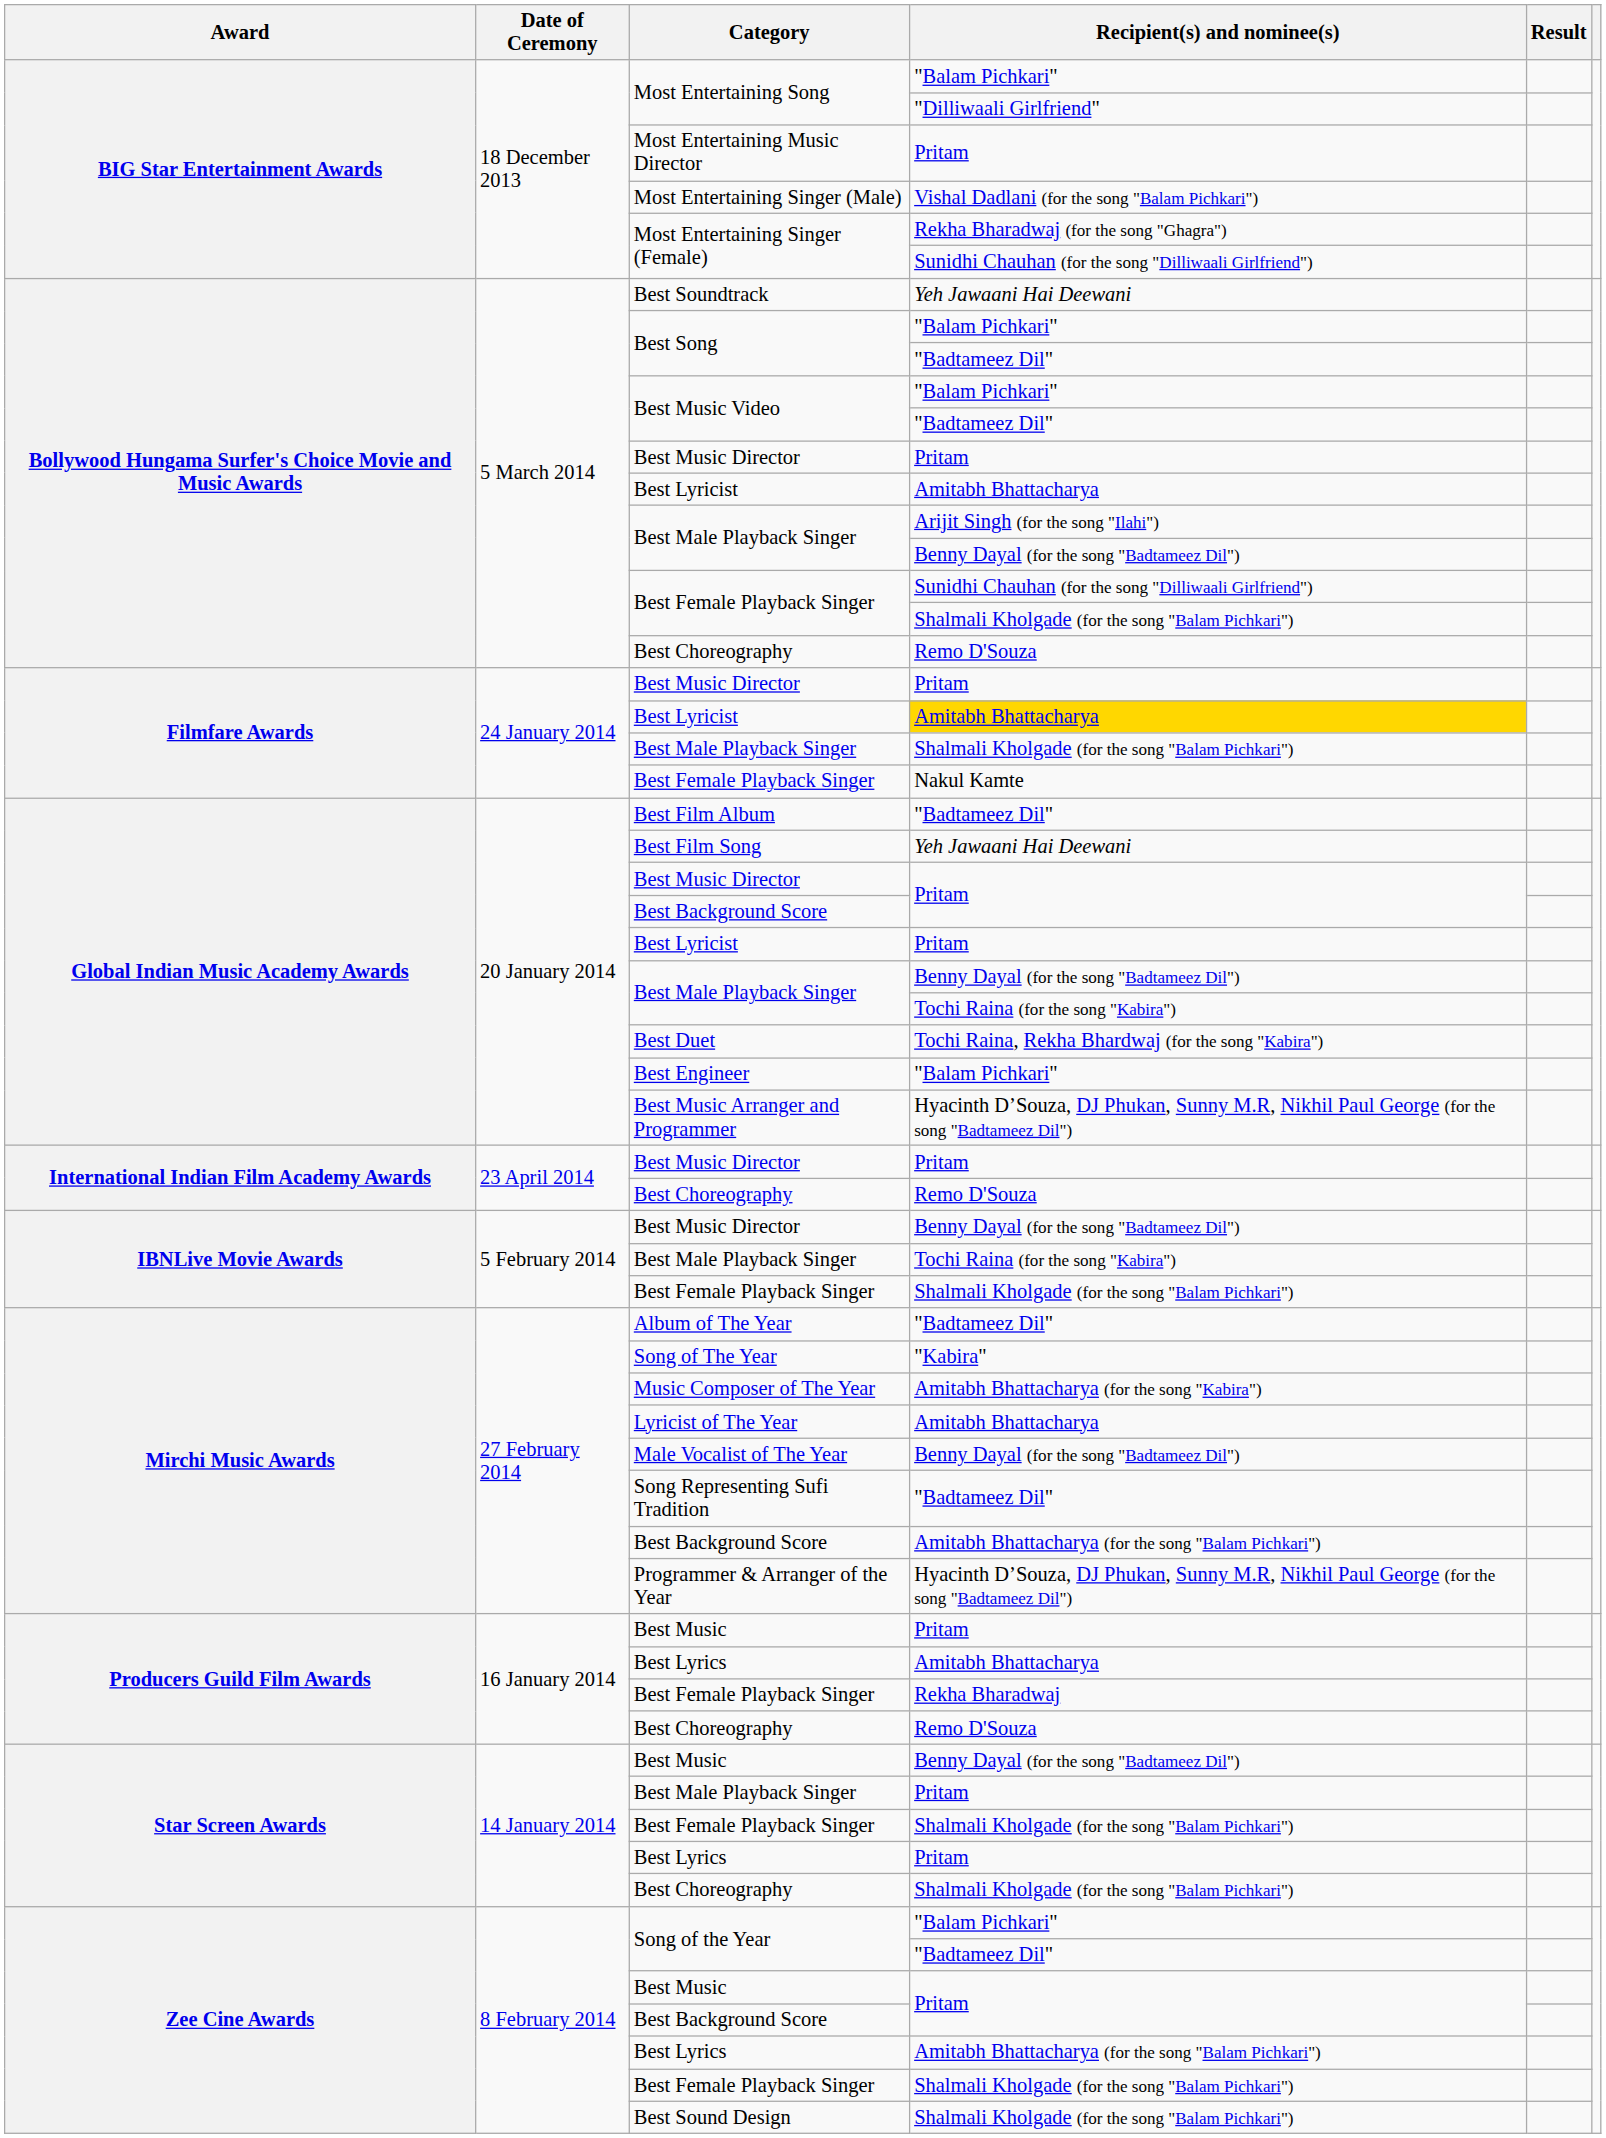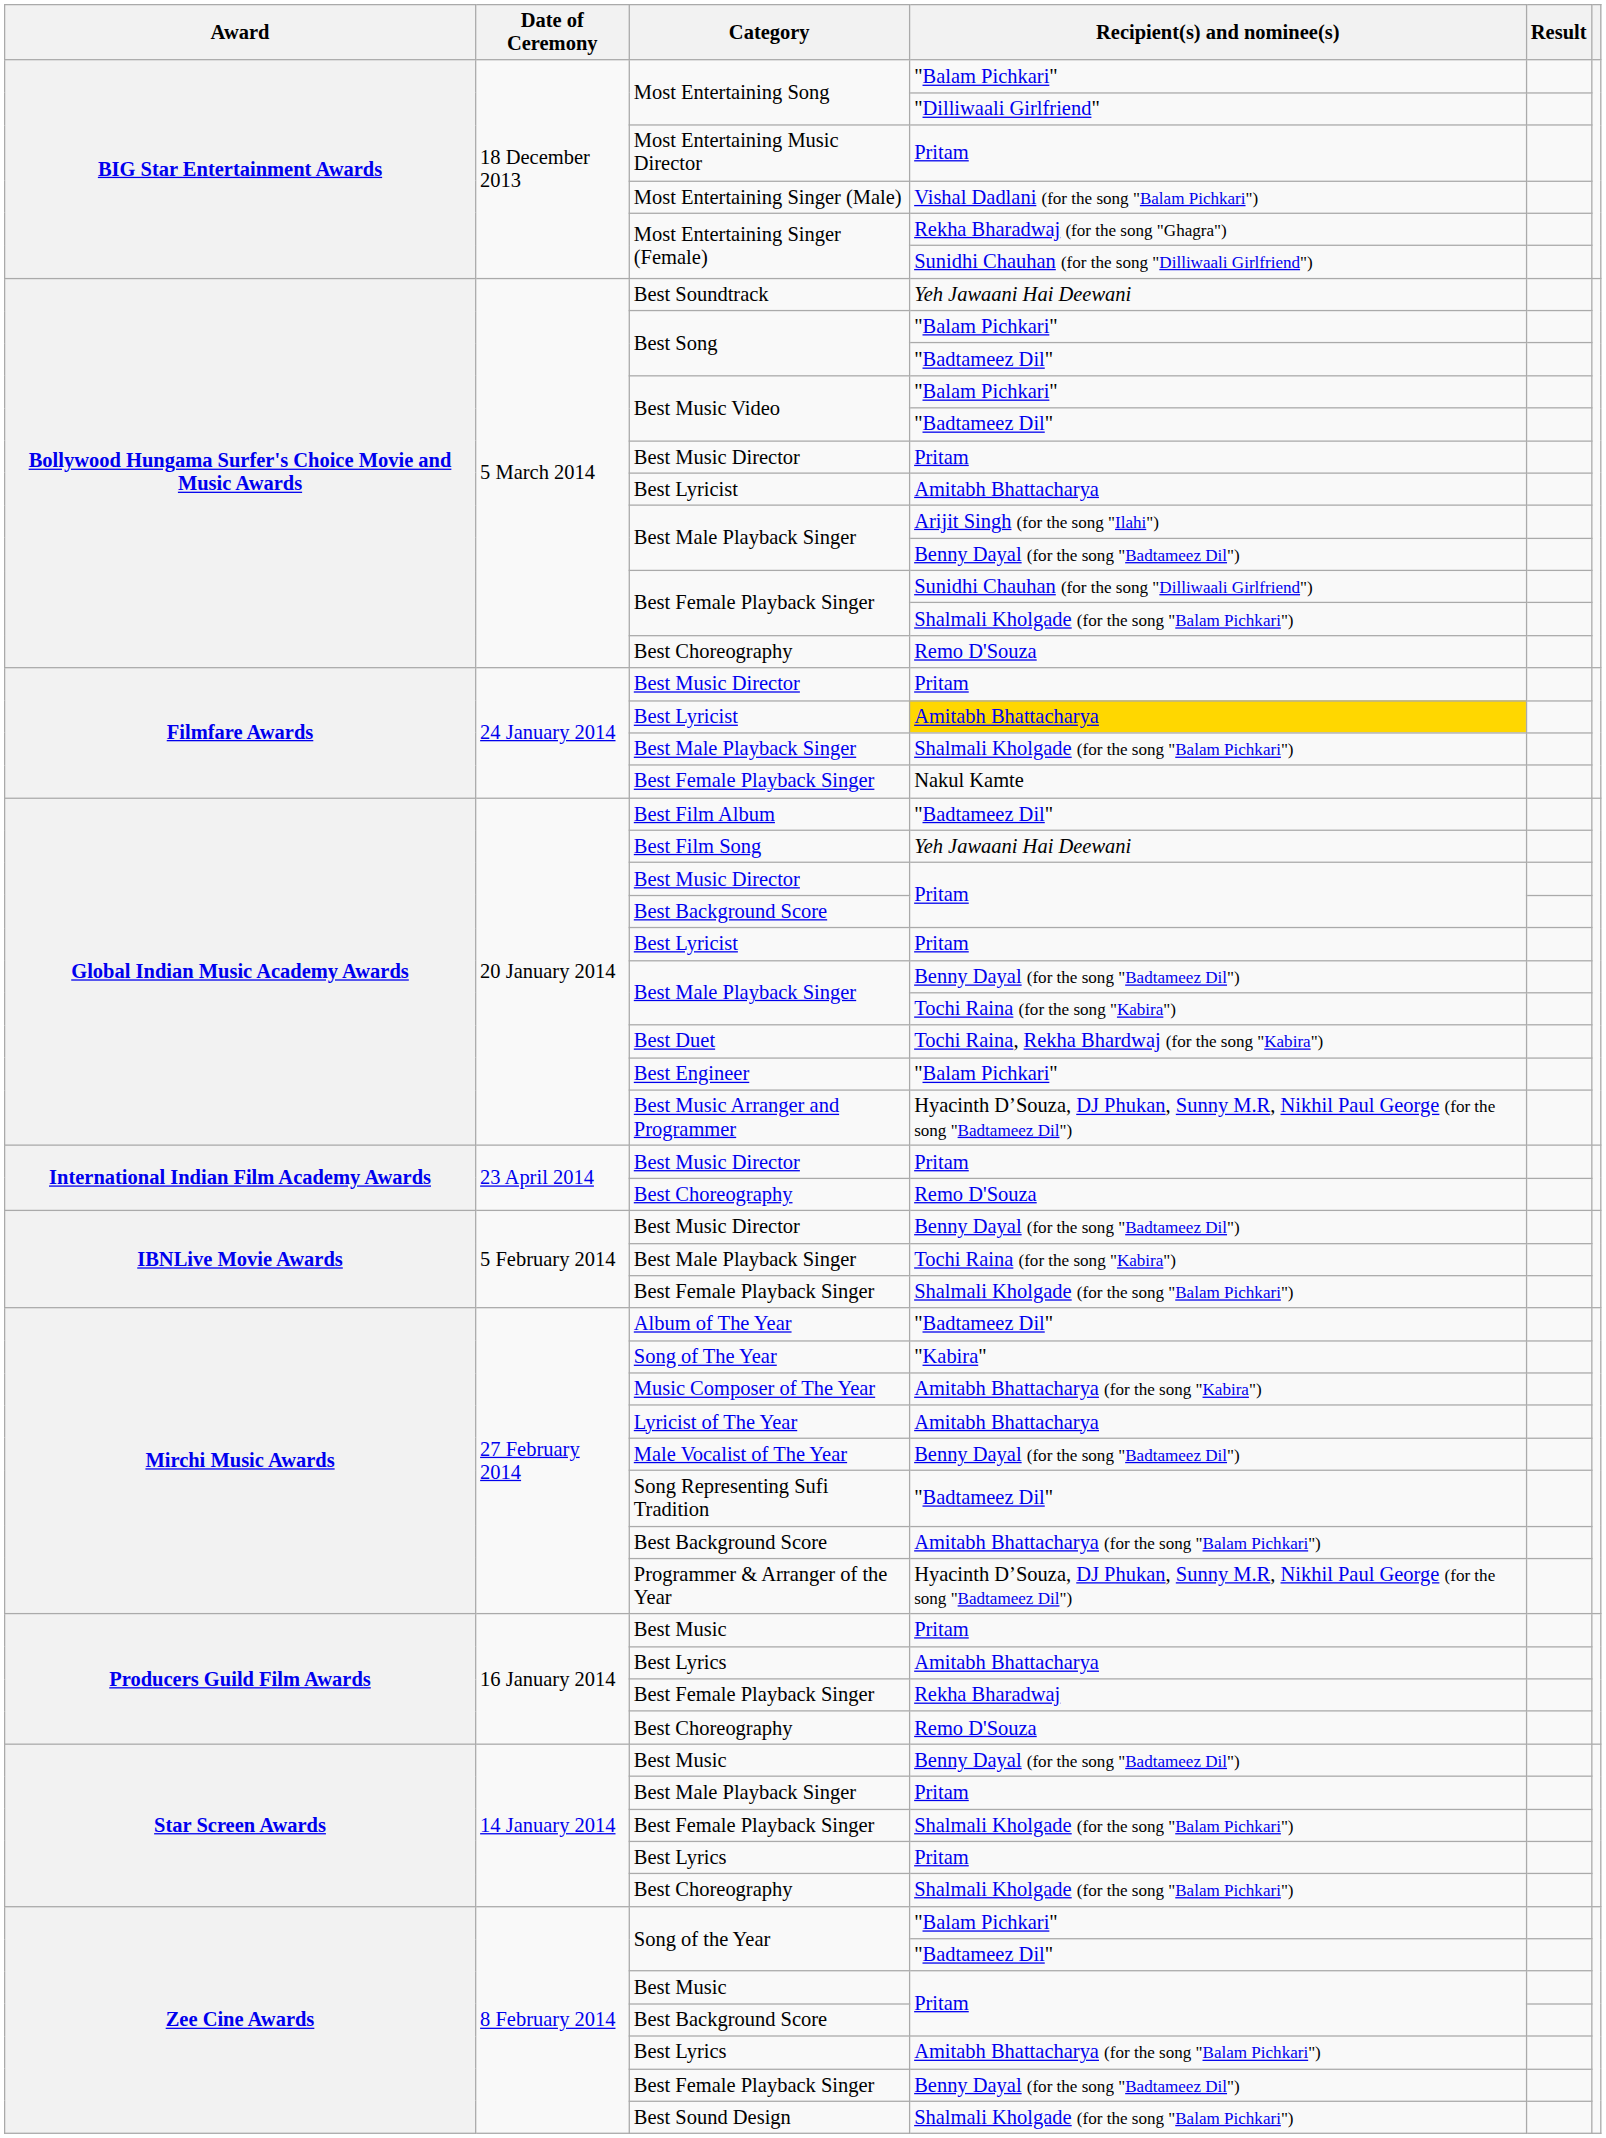(1104, 2084) Shalmali Kholgade (for the song "Balam Pichkari") -> (1077, 2084) Benny Dayal (for the song "Badtameez Dil")
